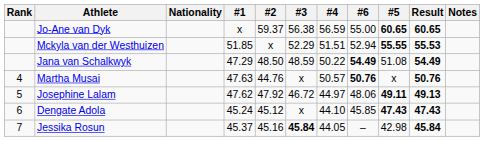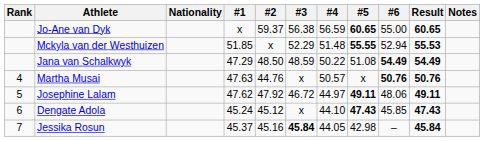columns swapped: (394, 12) <-> (363, 12)
(332, 45) 51.51 -> (332, 45) 51.48
(428, 95) 49.13 -> (428, 95) 49.11
